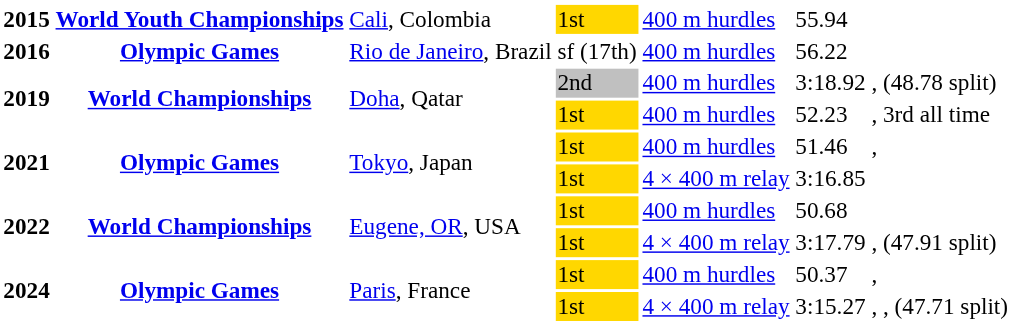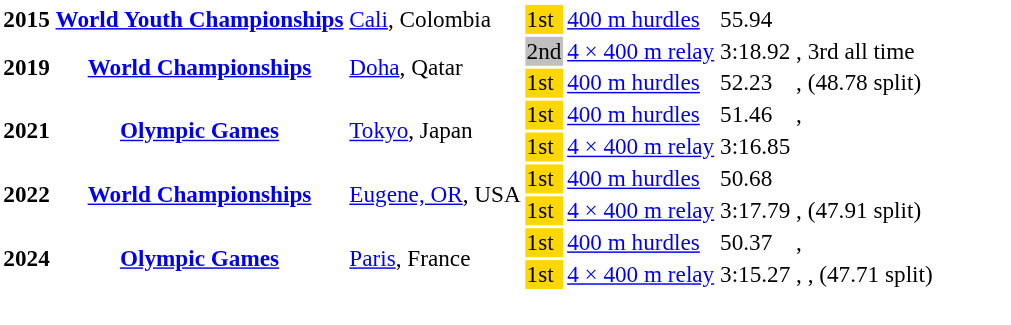- row: (27, 51)
(709, 82) 400 m hurdles -> (641, 51) 4 × 400 m relay
(934, 82) , (48.78 split) -> (855, 51) , 3rd all time
(931, 114) , 3rd all time -> (859, 82) , (48.78 split)
